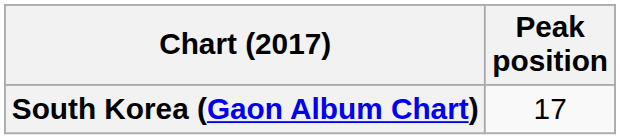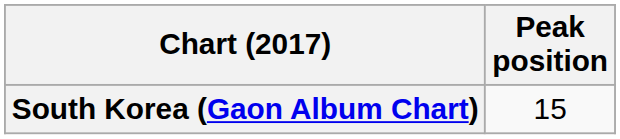(550, 108) 17 -> (550, 108) 15
